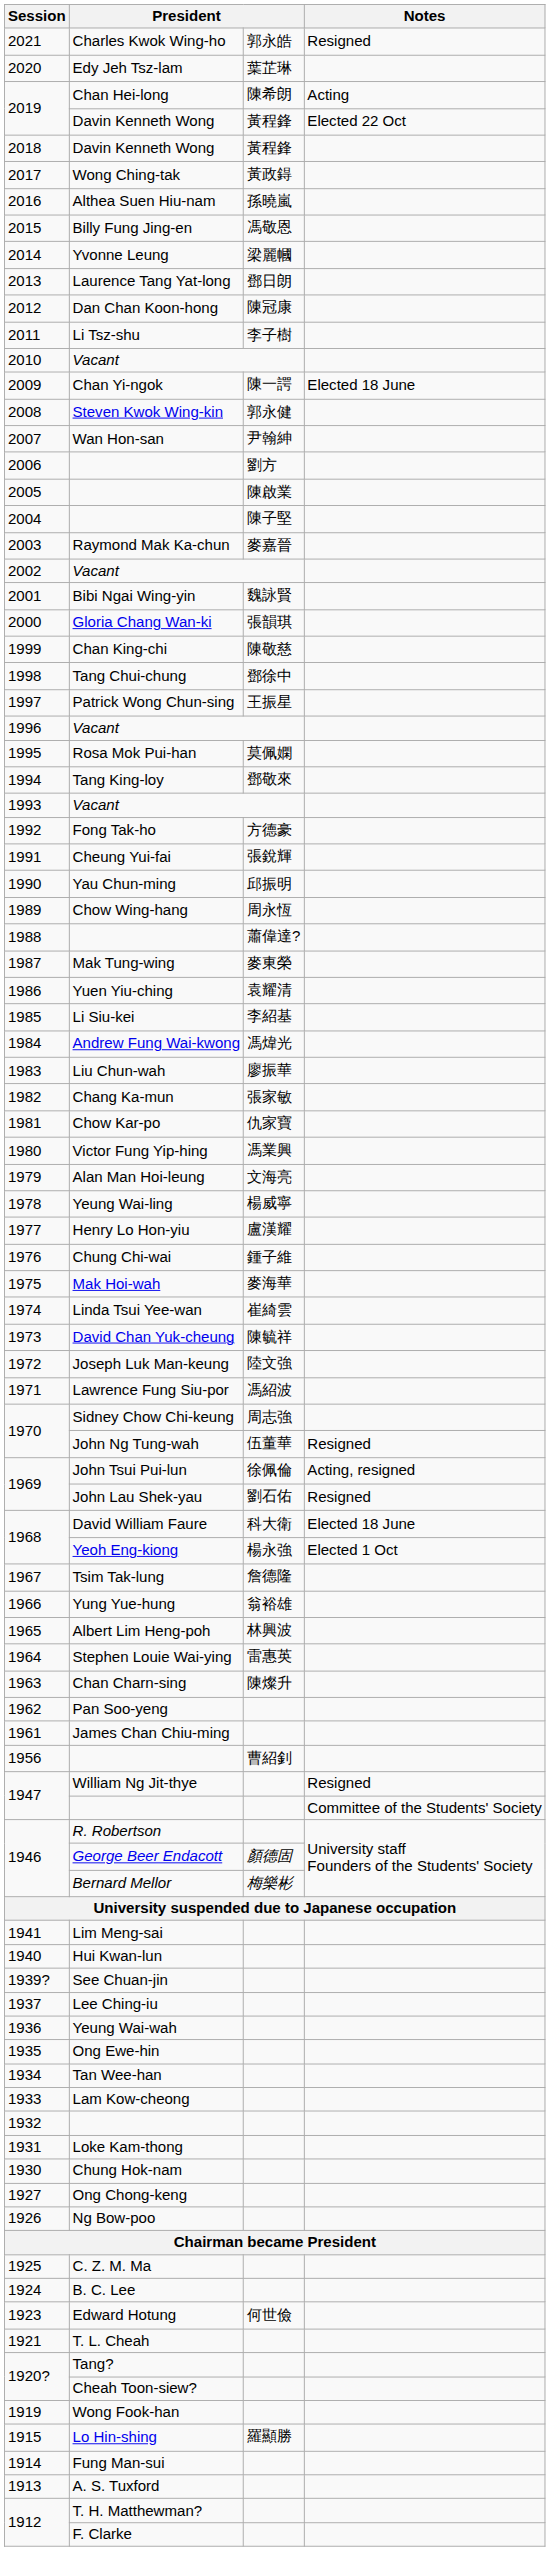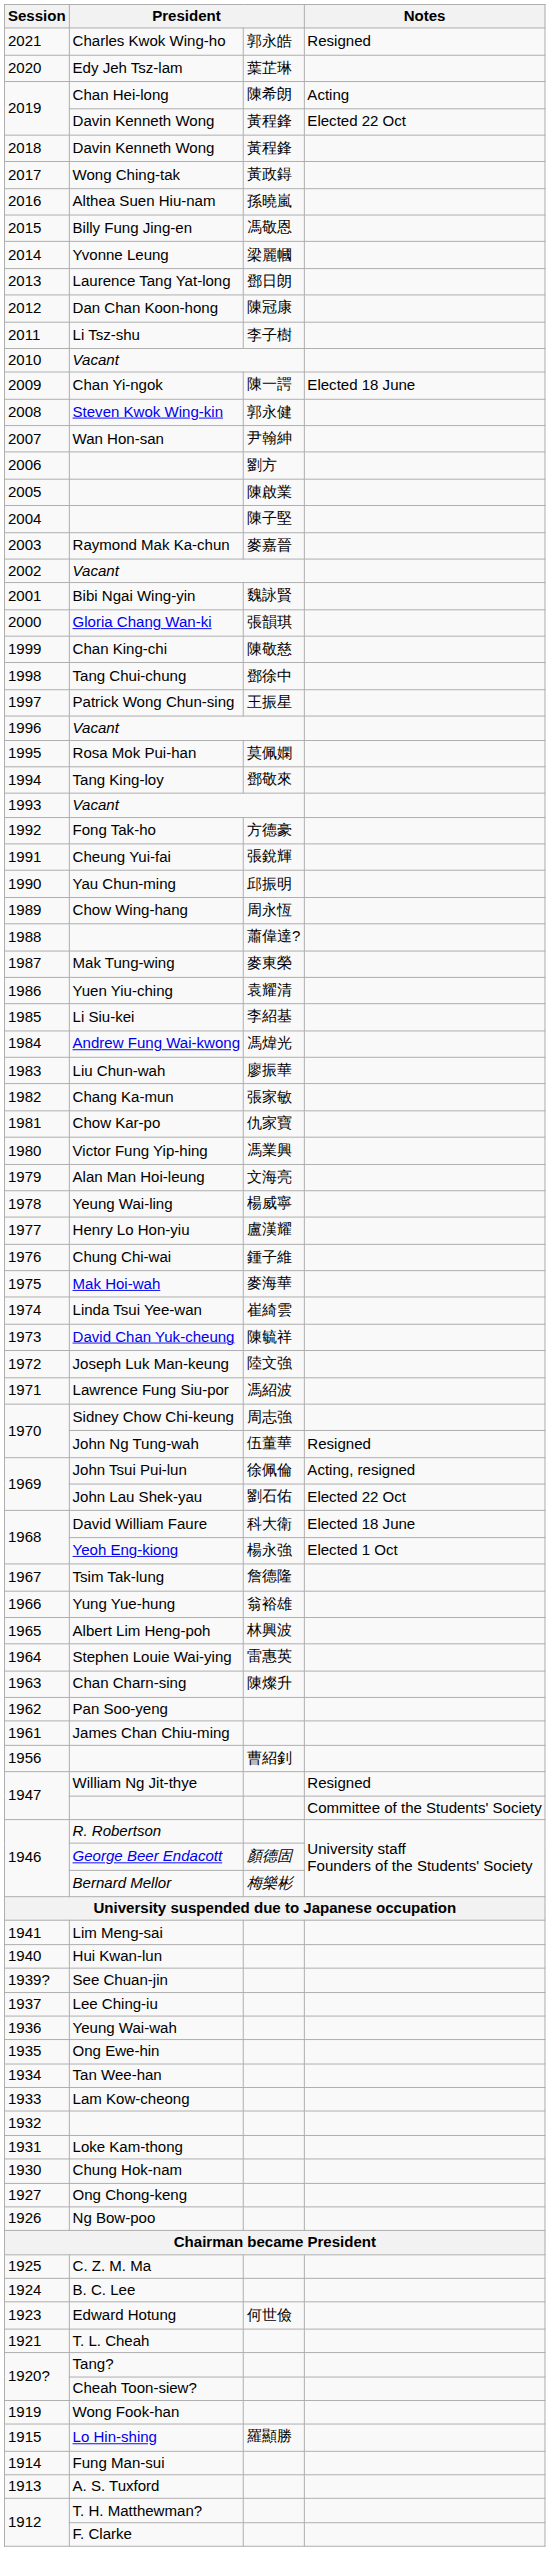(339, 1497) Resigned -> (357, 1497) Elected 22 Oct
